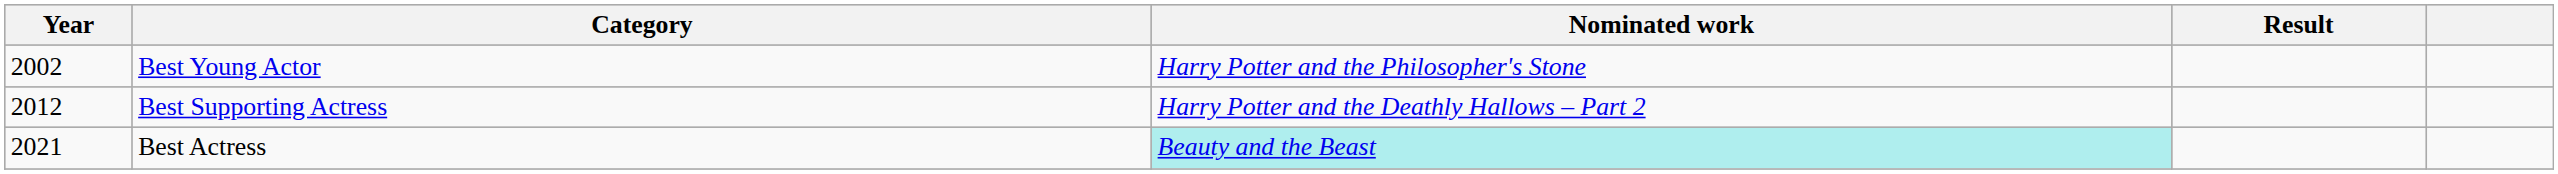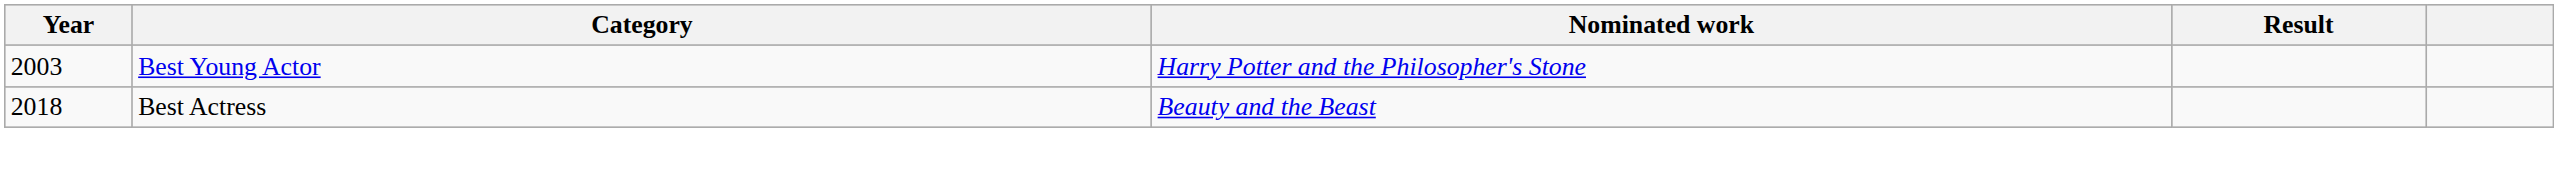(37, 65) 2002 -> (37, 65) 2003
- row: (263, 106)
(37, 147) 2021 -> (37, 106) 2018
(1267, 147) paleturquoise background -> (1267, 106) no background
